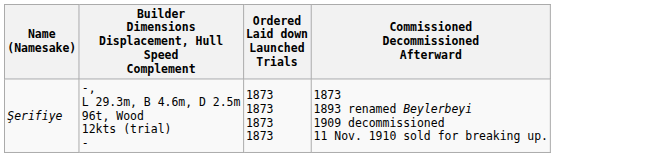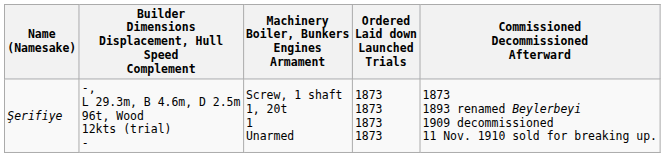+ column: (298, 41)
